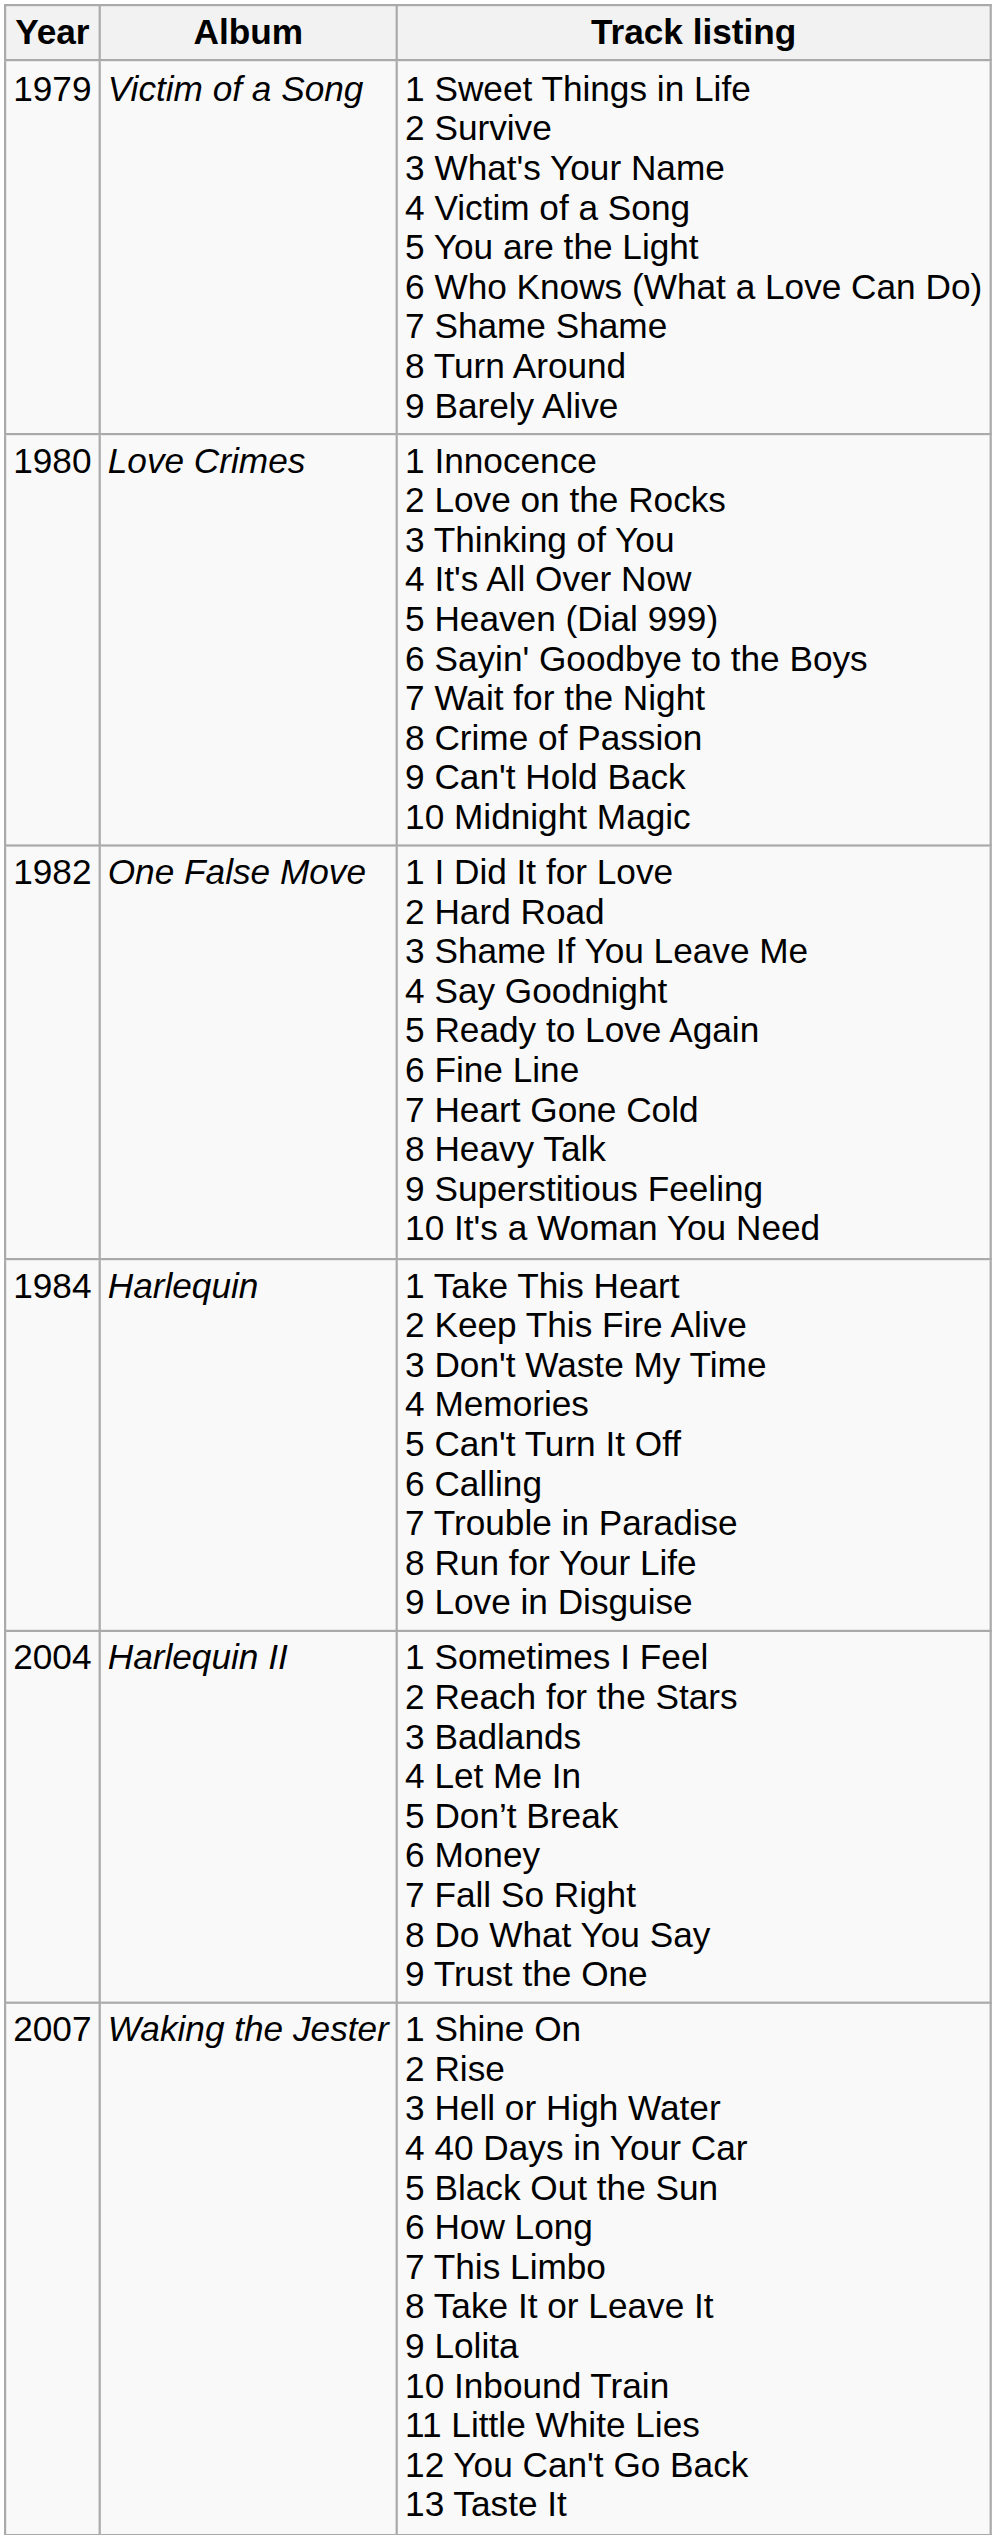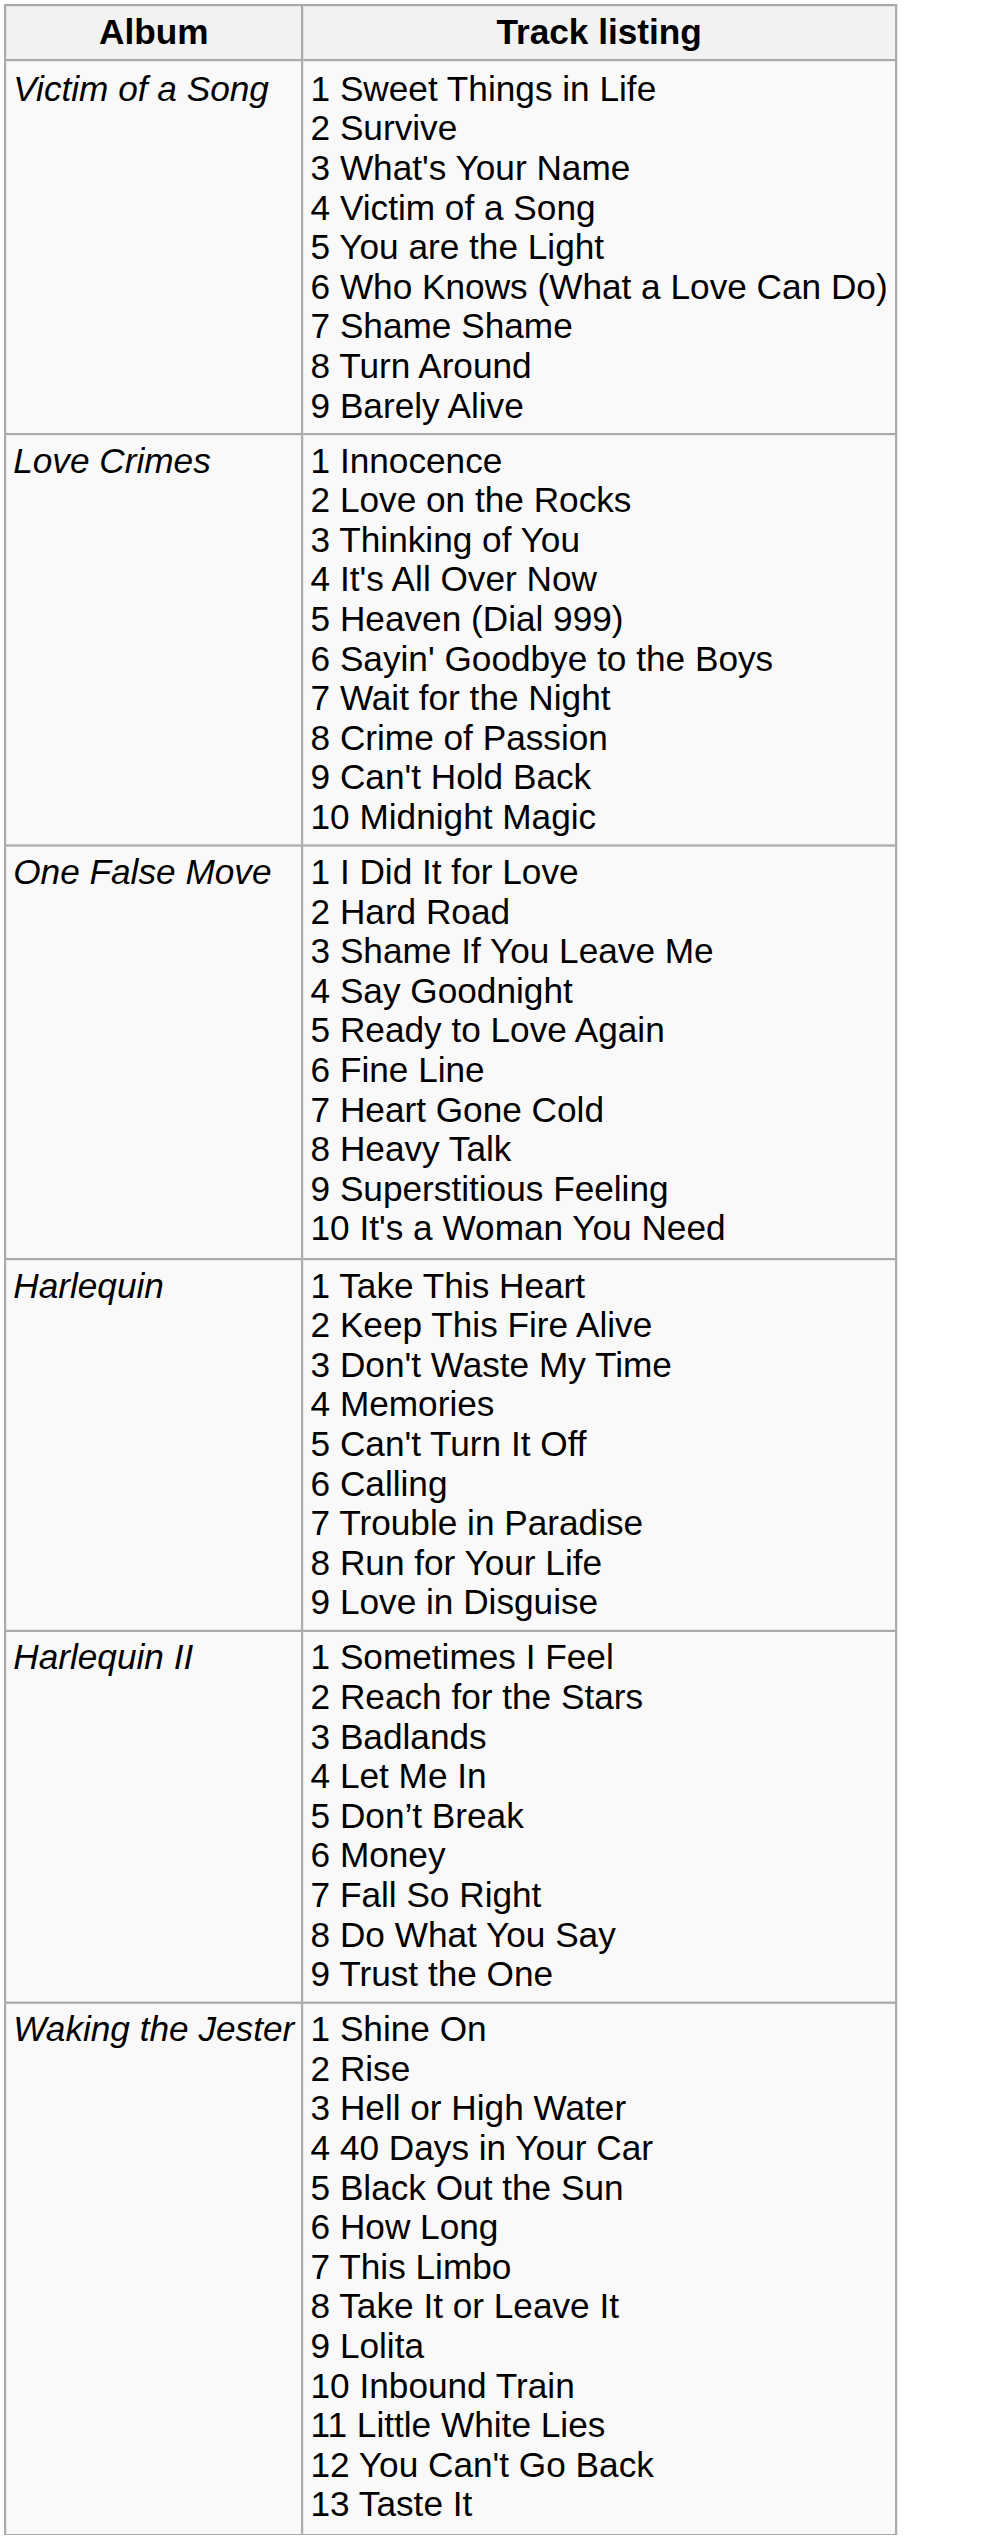- column: (52, 32)
